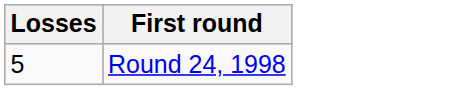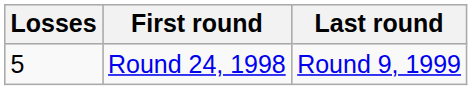+ column: (379, 24)
